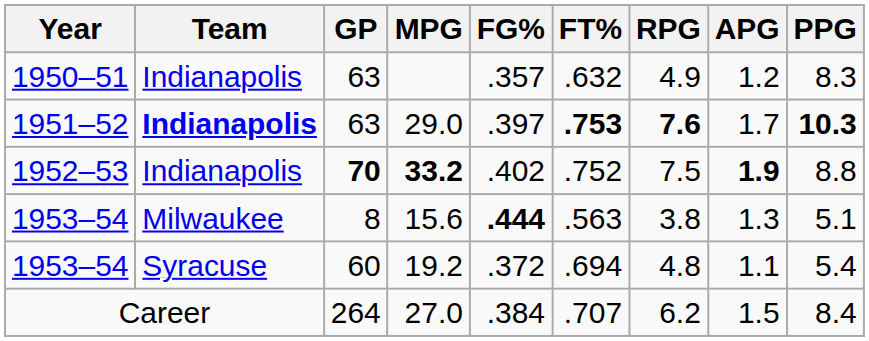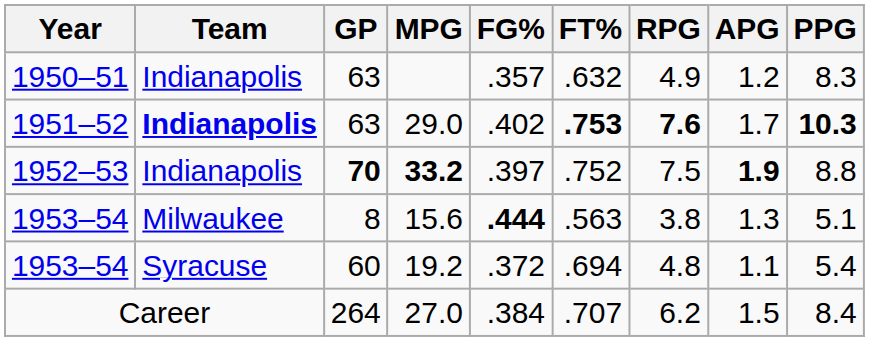(516, 124) .397 -> (516, 124) .402
(516, 171) .402 -> (516, 171) .397
